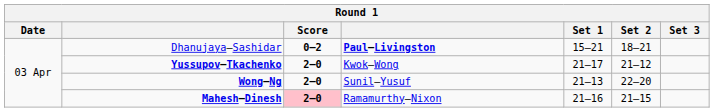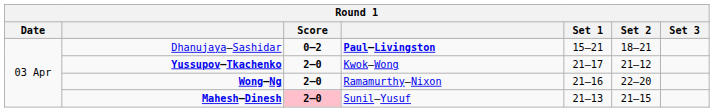(377, 81) Sunil–Yusuf -> (393, 81) Ramamurthy–Nixon
(588, 81) 21–13 -> (588, 81) 21–16
(393, 98) Ramamurthy–Nixon -> (377, 98) Sunil–Yusuf
(588, 98) 21–16 -> (588, 98) 21–13
